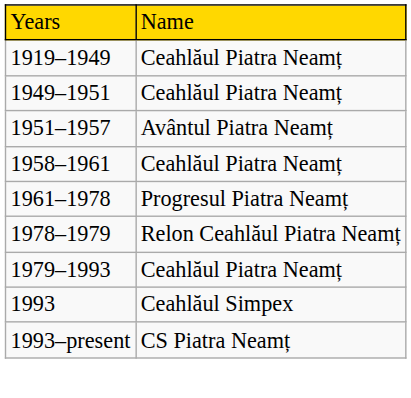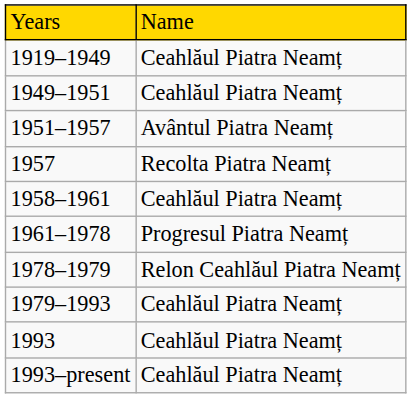+ row: (33, 163)
(217, 304) Ceahlăul Simpex -> (241, 339) Ceahlăul Piatra Neamț
(215, 339) CS Piatra Neamț -> (241, 375) Ceahlăul Piatra Neamț
